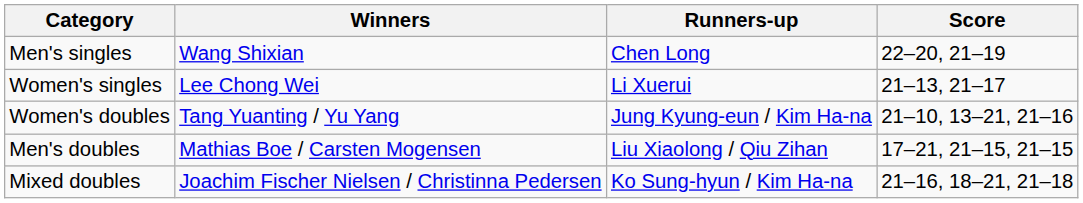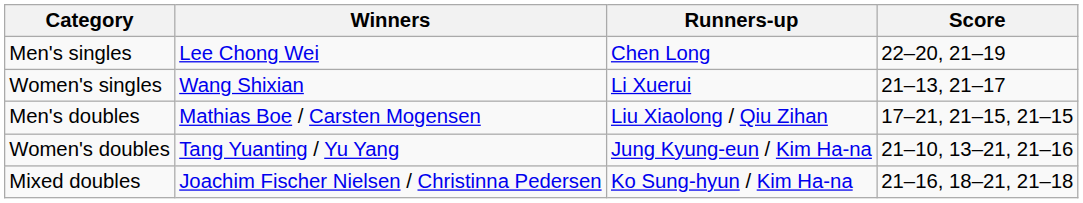(242, 52) Wang Shixian -> (249, 52) Lee Chong Wei
(249, 85) Lee Chong Wei -> (242, 85) Wang Shixian
rows swapped: (75, 149) <-> (90, 117)
